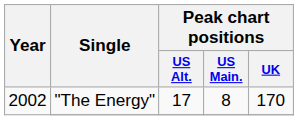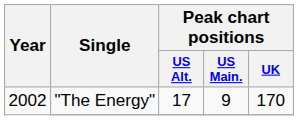(226, 100) 8 -> (226, 100) 9
